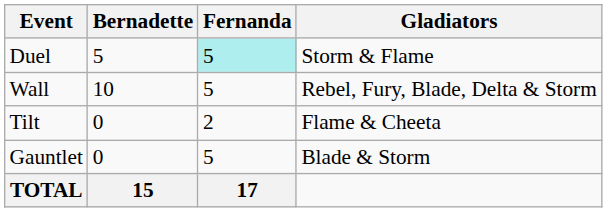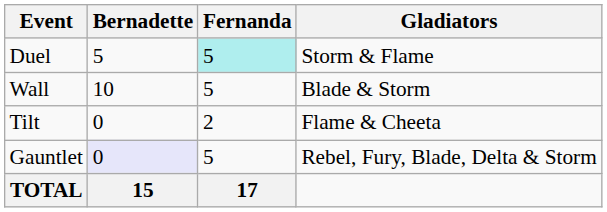(449, 88) Rebel, Fury, Blade, Delta & Storm -> (366, 88) Blade & Storm
(98, 156) no background -> (98, 156) lavender background
(366, 156) Blade & Storm -> (449, 156) Rebel, Fury, Blade, Delta & Storm
